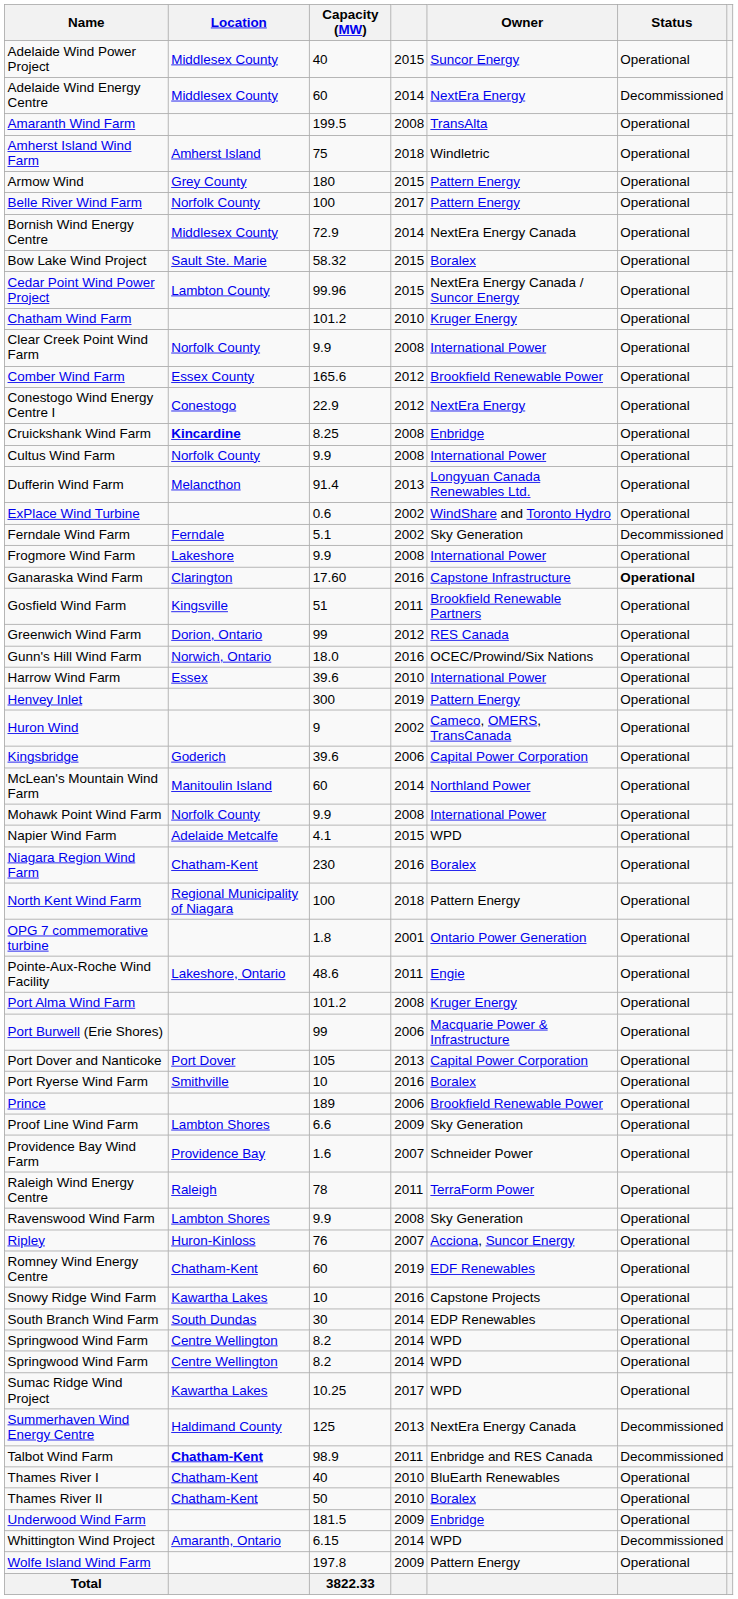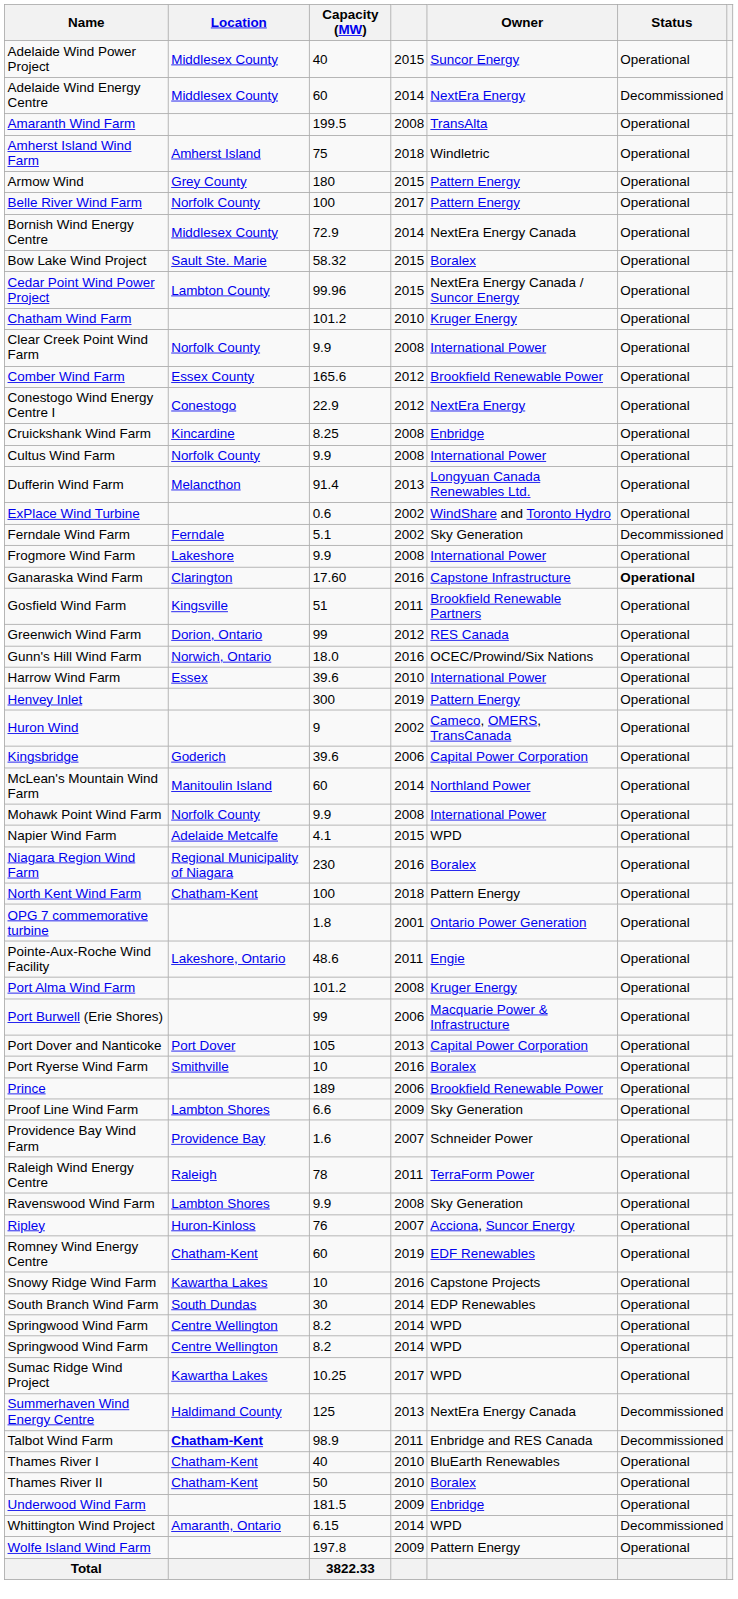(206, 434) bold -> (203, 434) normal
(215, 864) Chatham-Kent -> (235, 864) Regional Municipality of Niagara
(235, 901) Regional Municipality of Niagara -> (215, 893) Chatham-Kent
